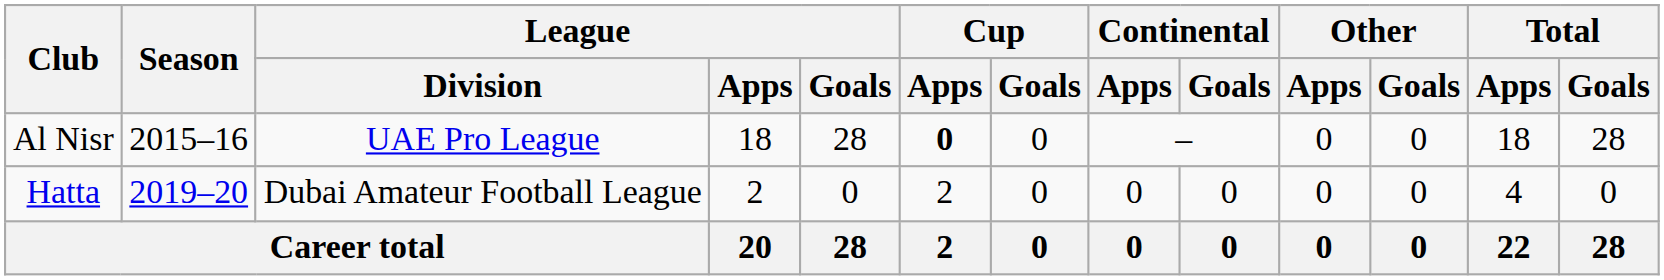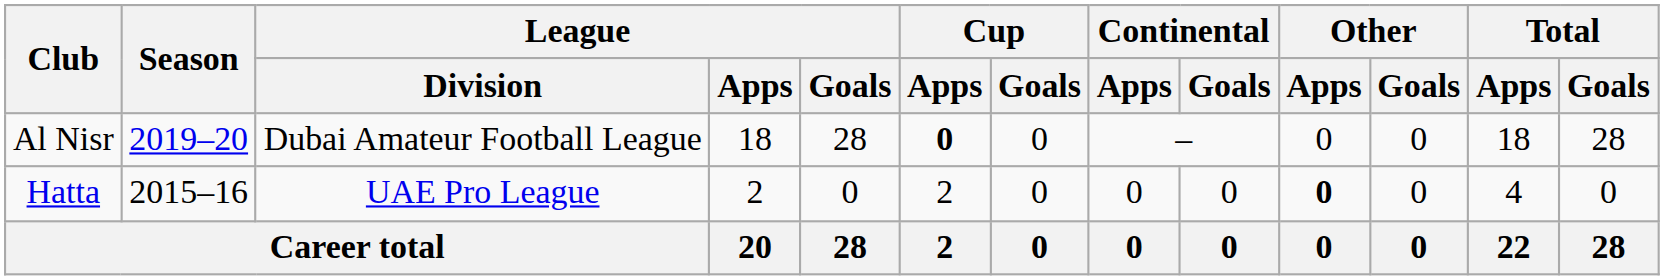(189, 138) 2015–16 -> (189, 138) 2019–20
(483, 138) UAE Pro League -> (483, 138) Dubai Amateur Football League
(189, 192) 2019–20 -> (189, 192) 2015–16
(483, 192) Dubai Amateur Football League -> (483, 192) UAE Pro League
(1324, 192) normal -> (1324, 192) bold
